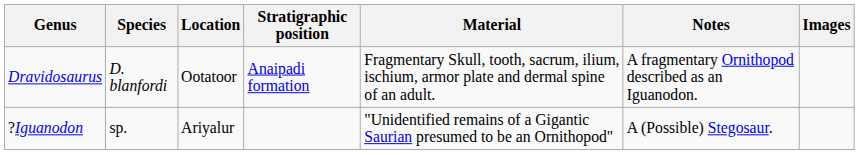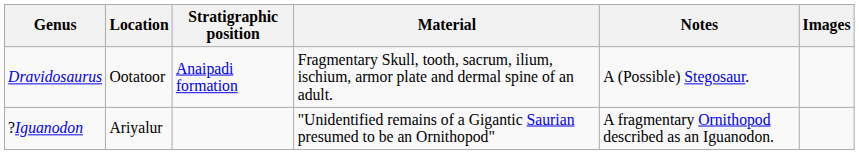- column: (142, 25)
(710, 77) A fragmentary Ornithopod described as an Iguanodon. -> (676, 77) A (Possible) Stegosaur.
(700, 128) A (Possible) Stegosaur. -> (689, 128) A fragmentary Ornithopod described as an Iguanodon.
